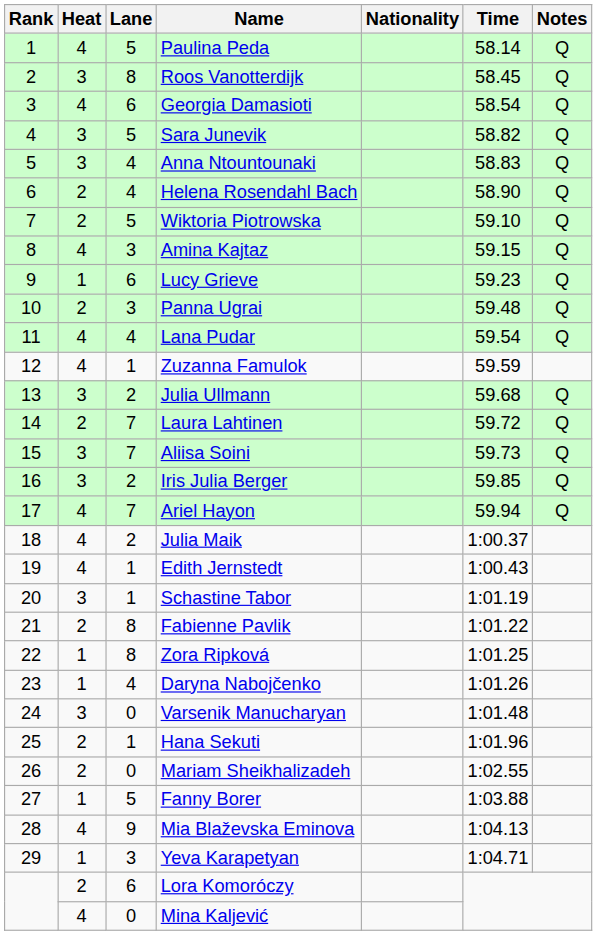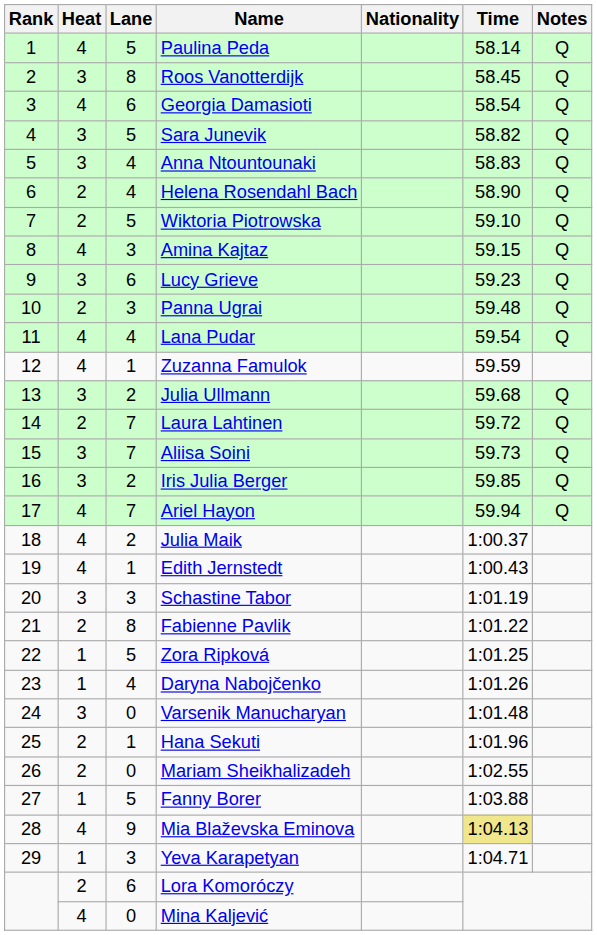(82, 279) 1 -> (82, 279) 3
(131, 597) 1 -> (131, 597) 3
(131, 655) 8 -> (131, 655) 5
(498, 828) no background -> (498, 828) khaki background
